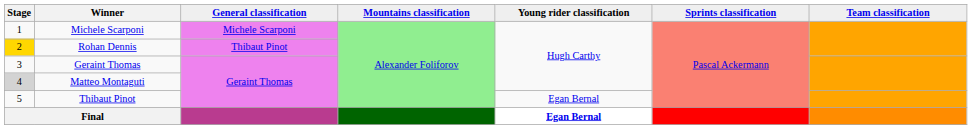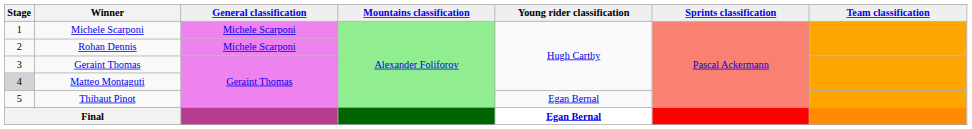(19, 47) gold background -> (19, 47) no background
(259, 47) Thibaut Pinot -> (259, 47) Michele Scarponi
